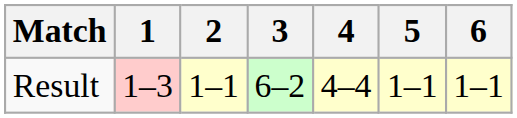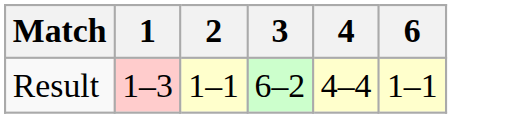- column: (412, 31)
